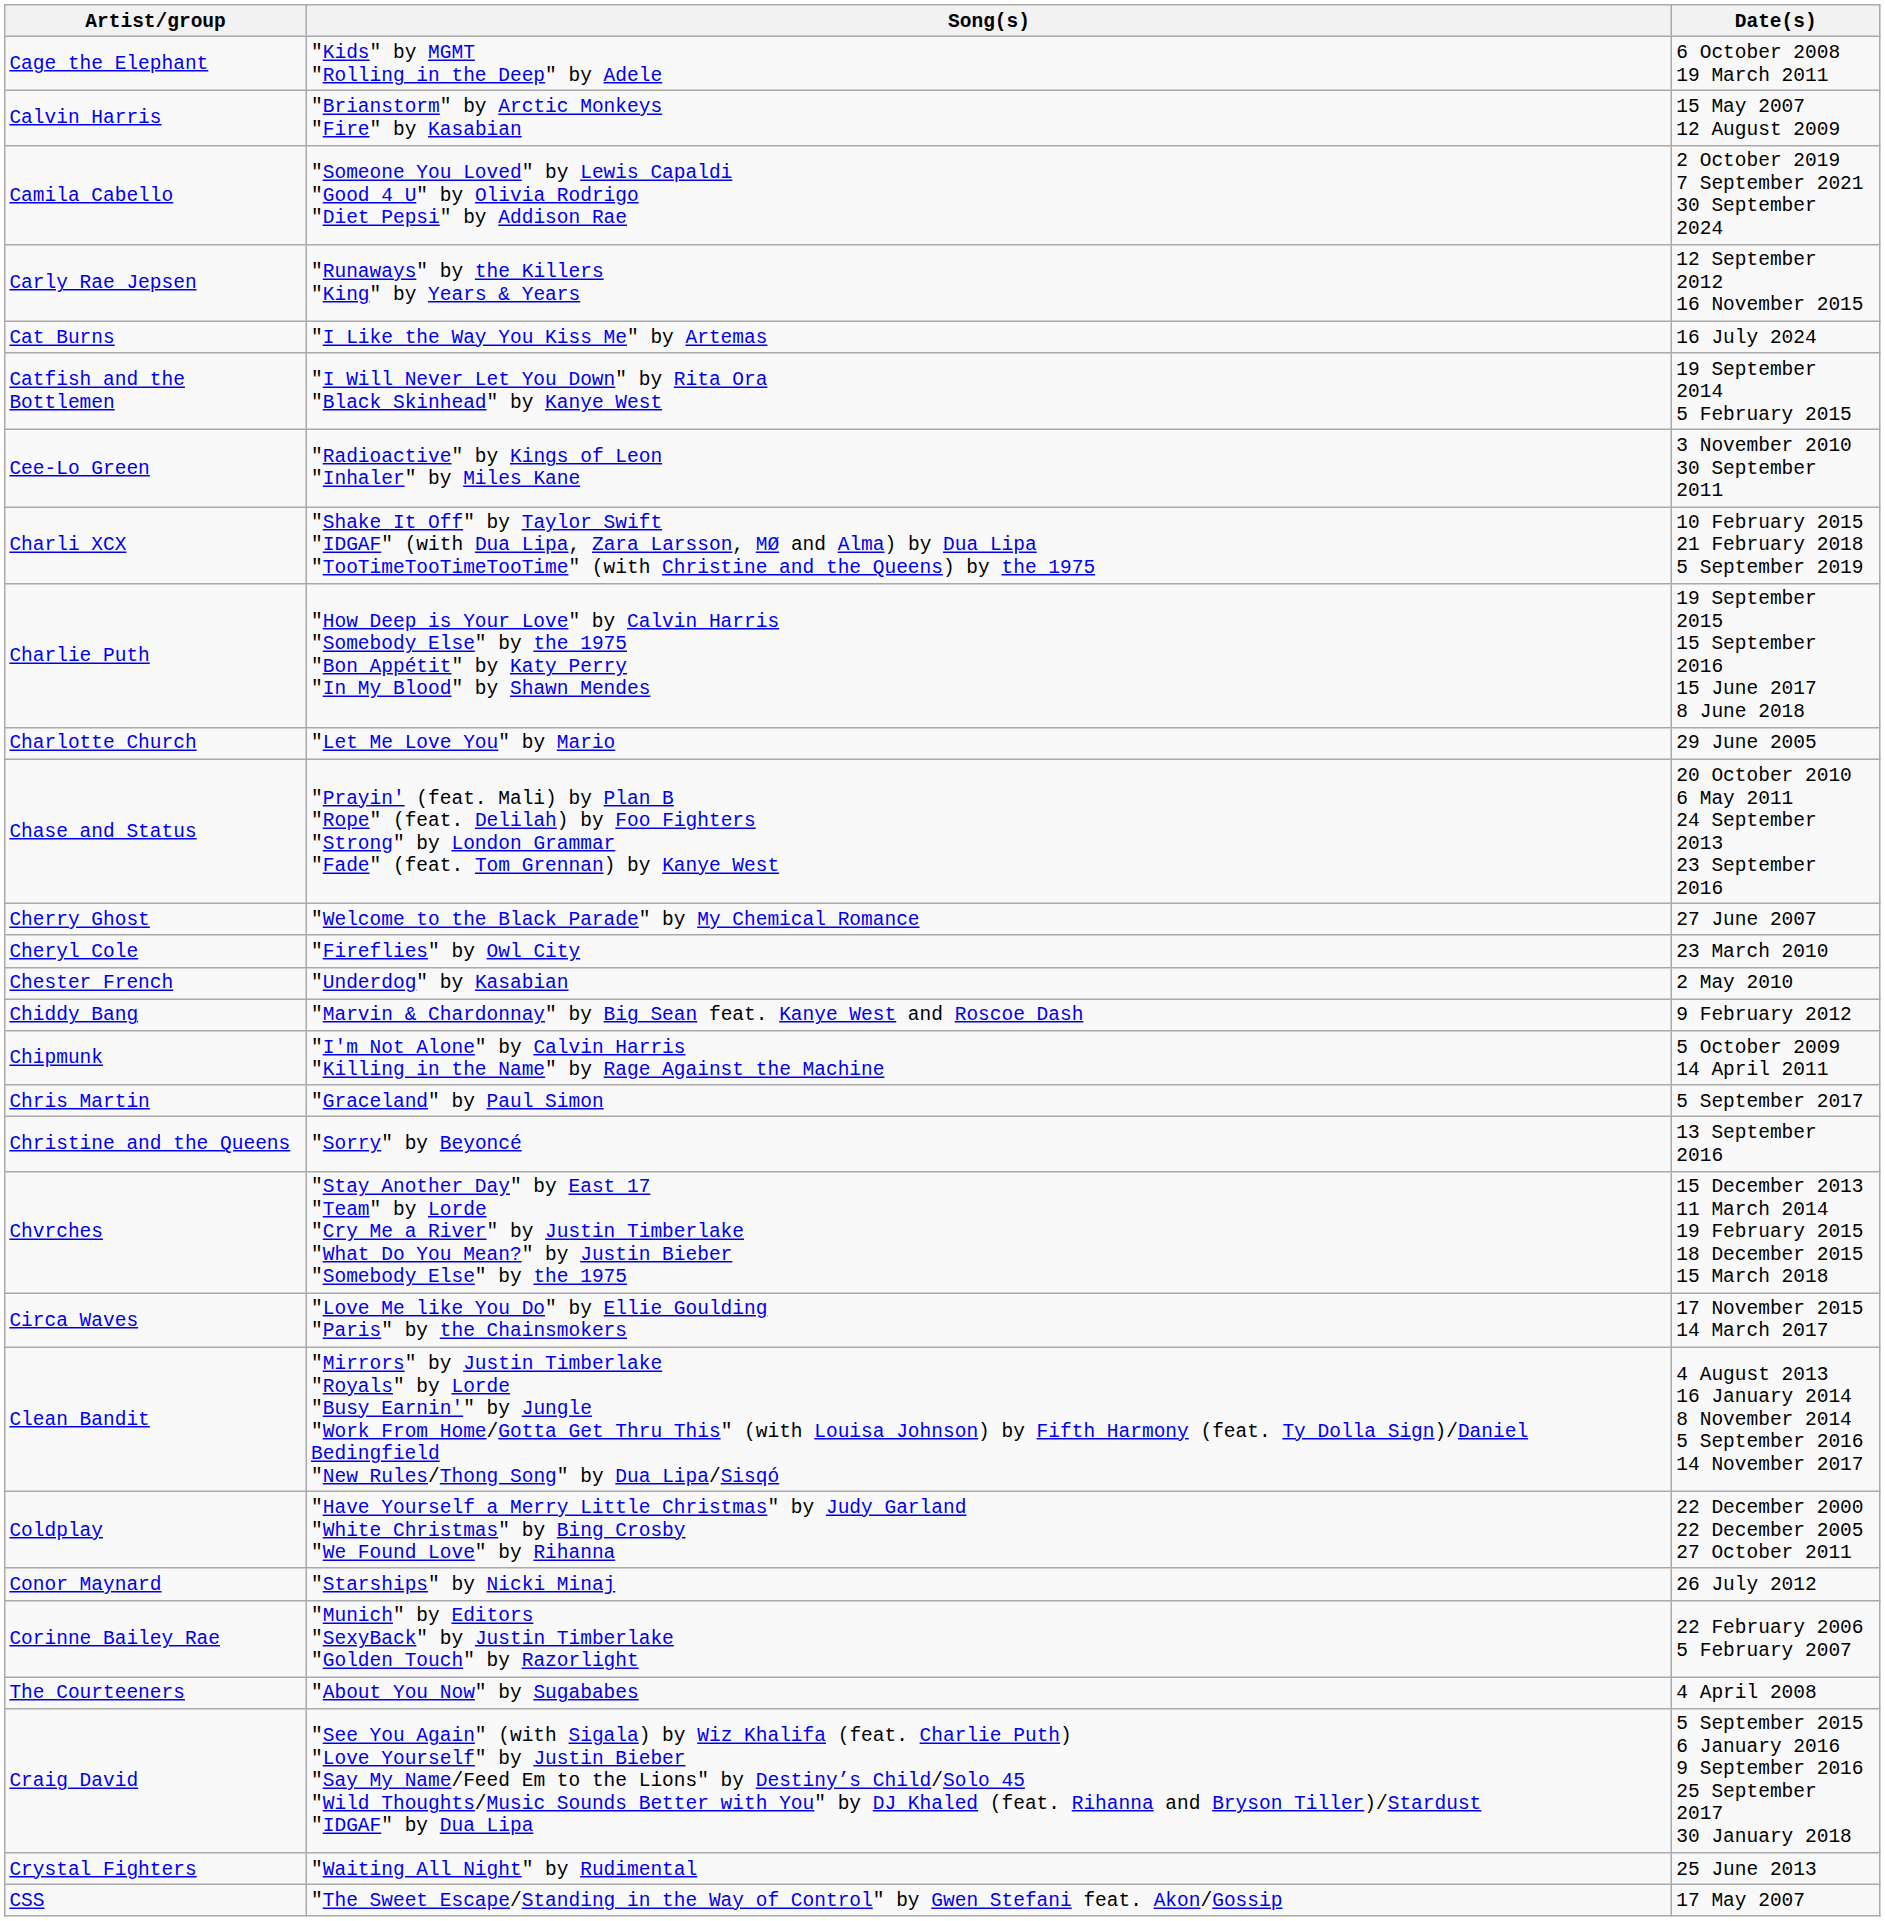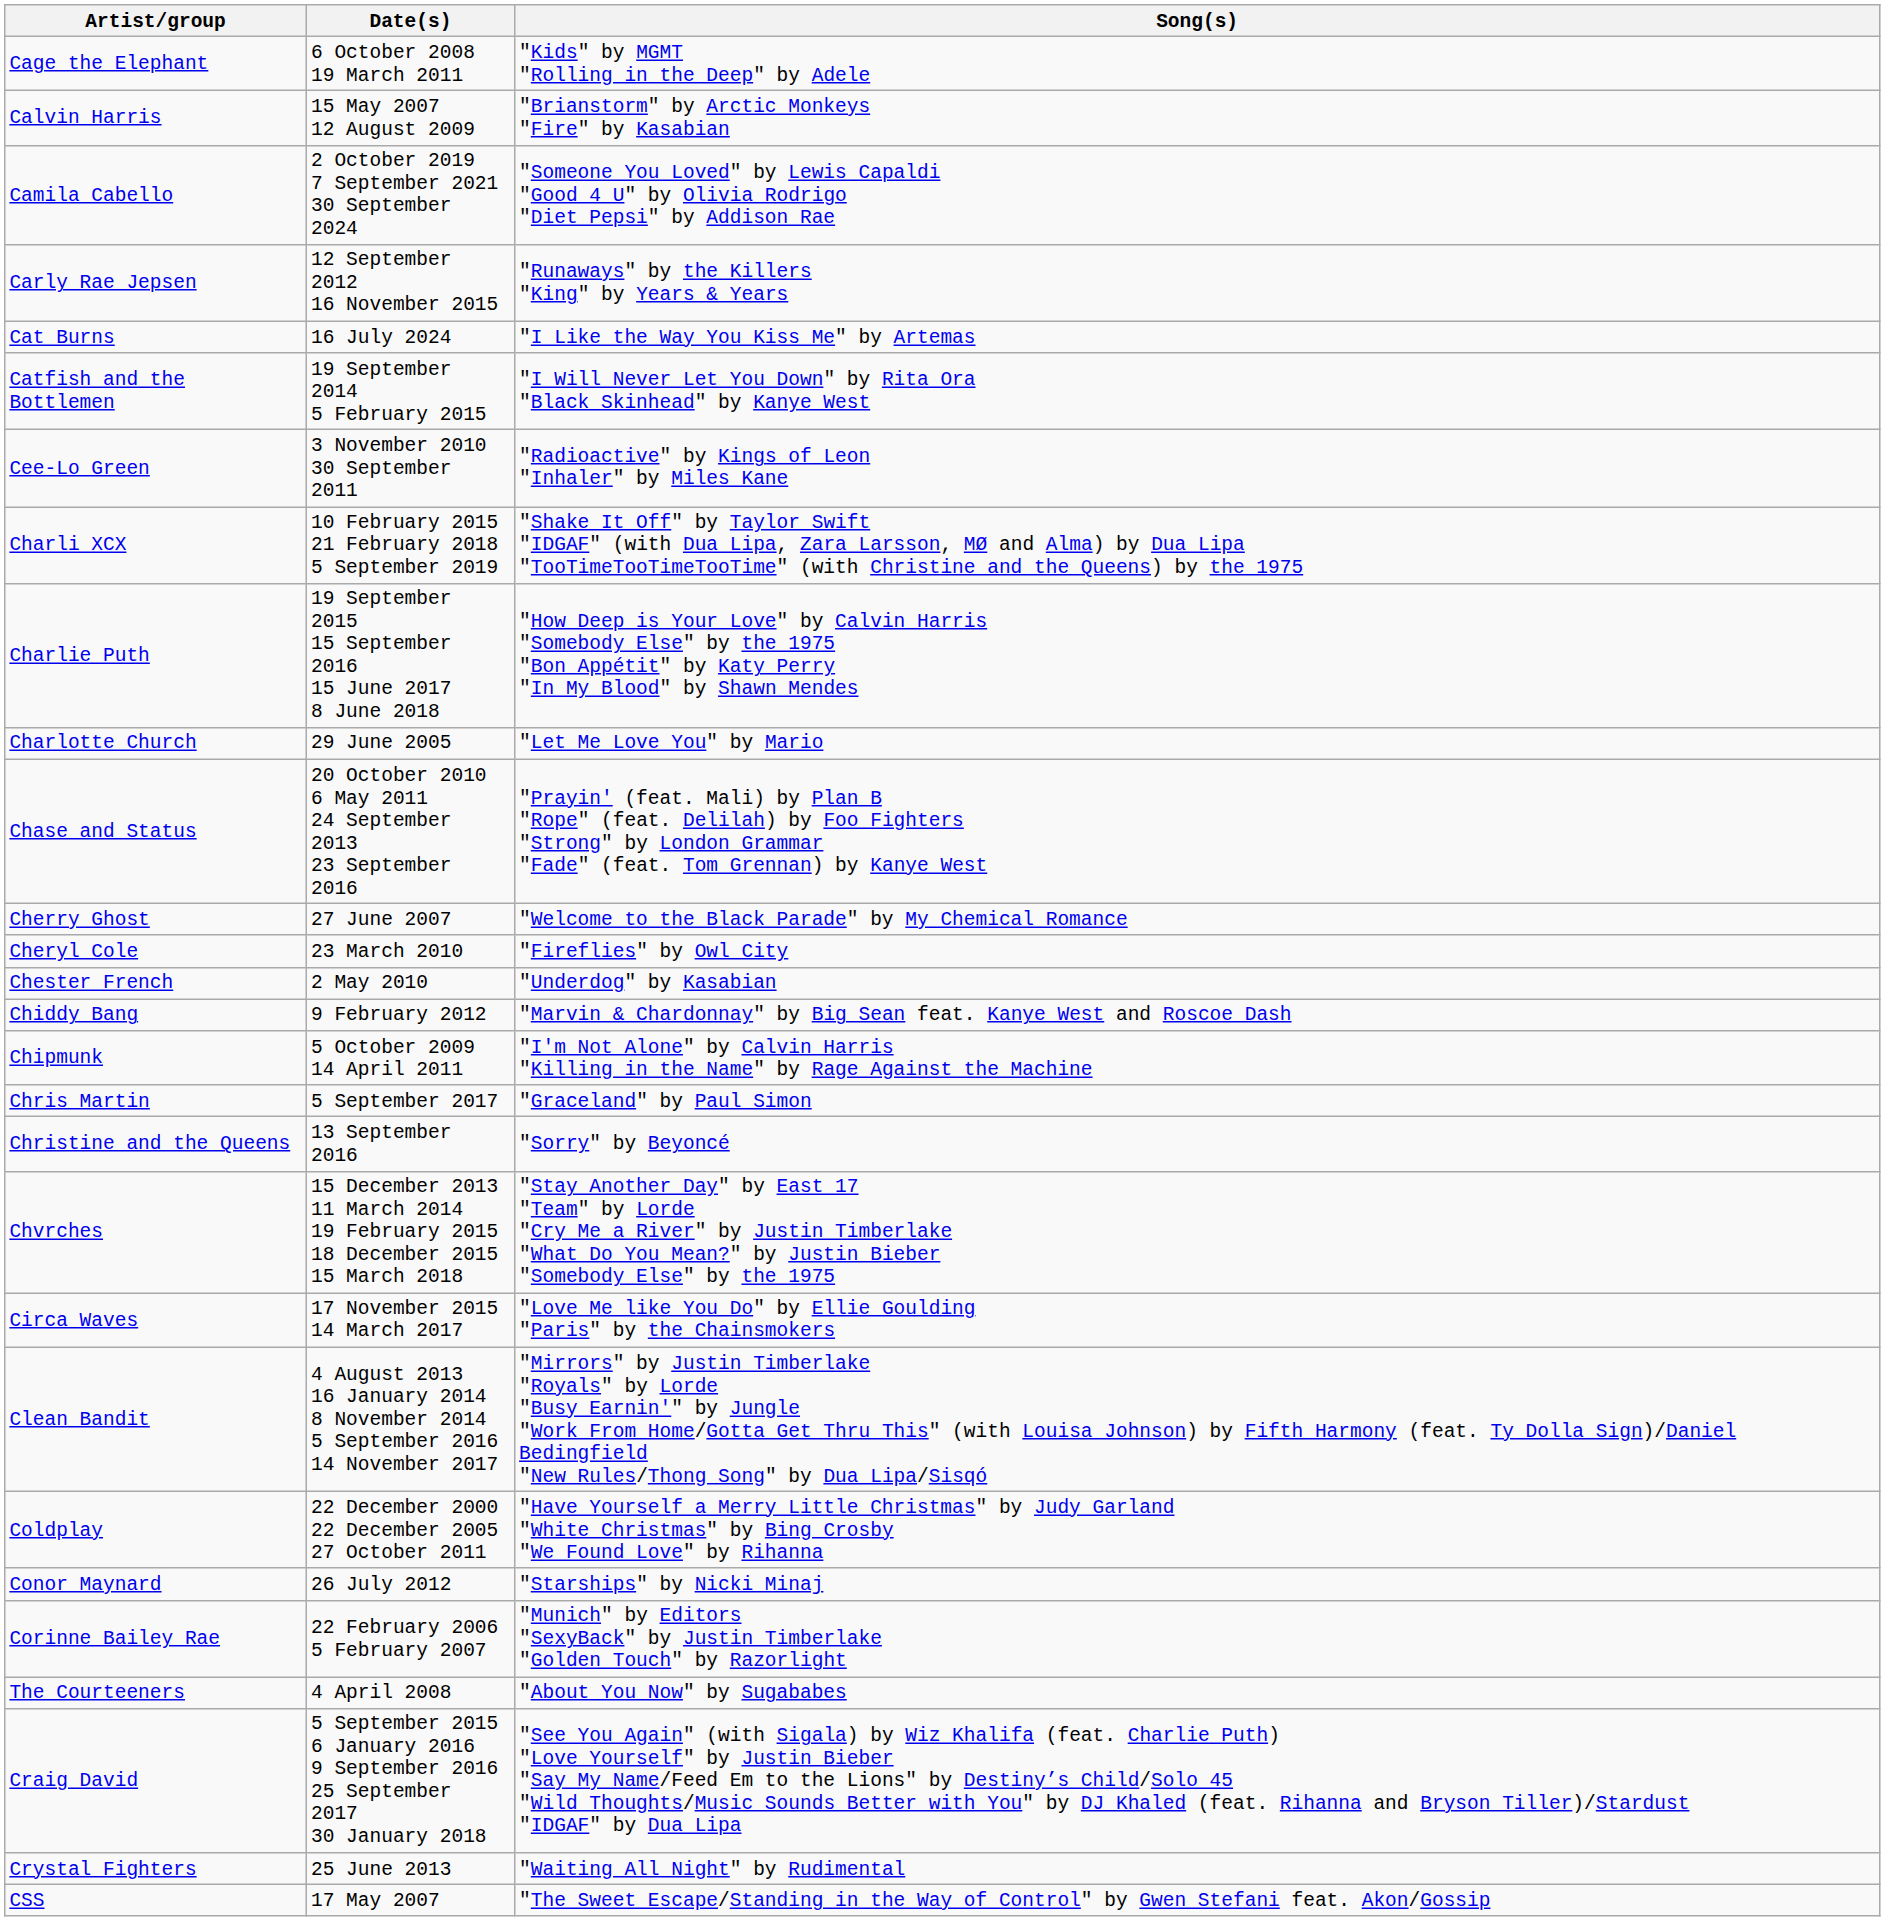columns swapped: (989, 21) <-> (1776, 21)
